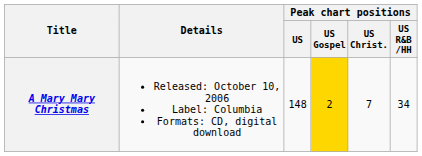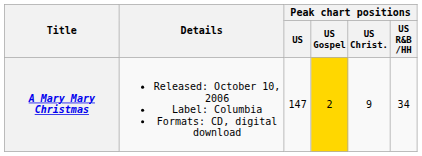(298, 104) 148 -> (298, 104) 147
(369, 104) 7 -> (369, 104) 9
